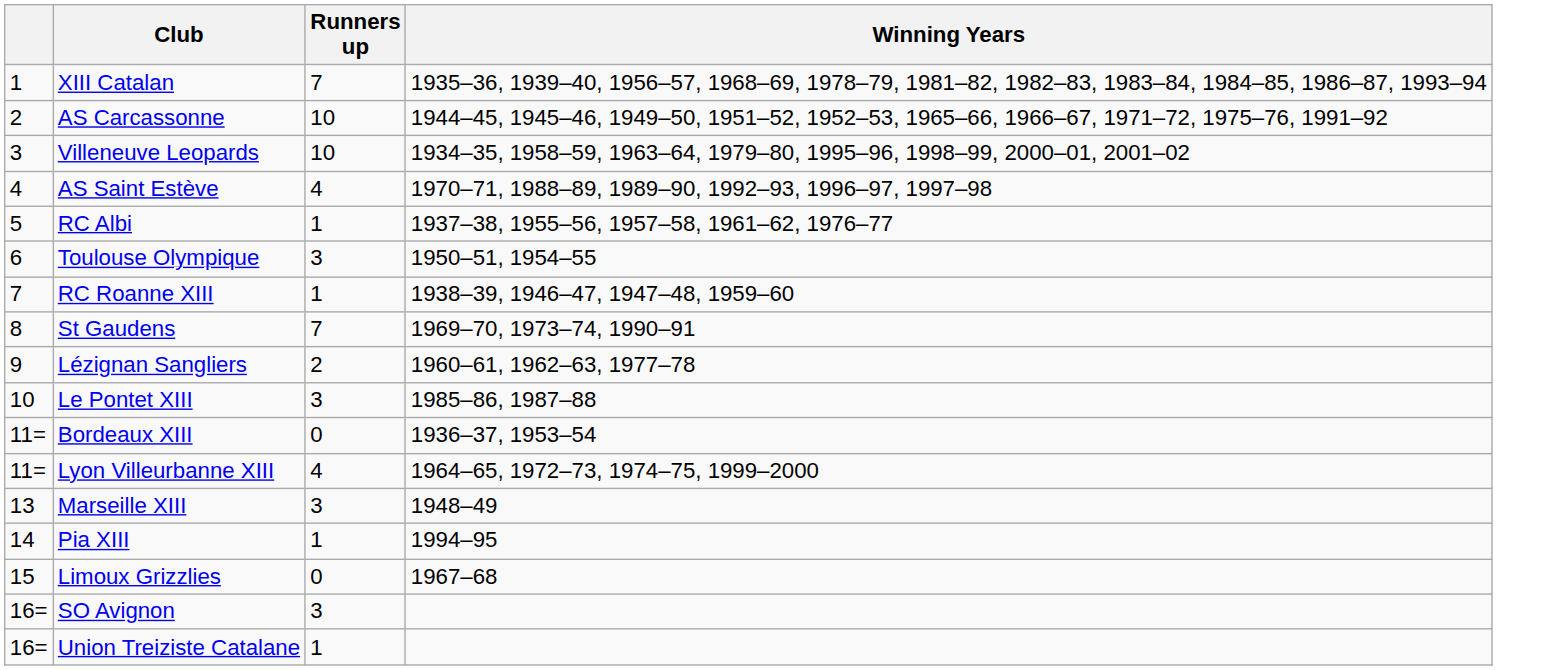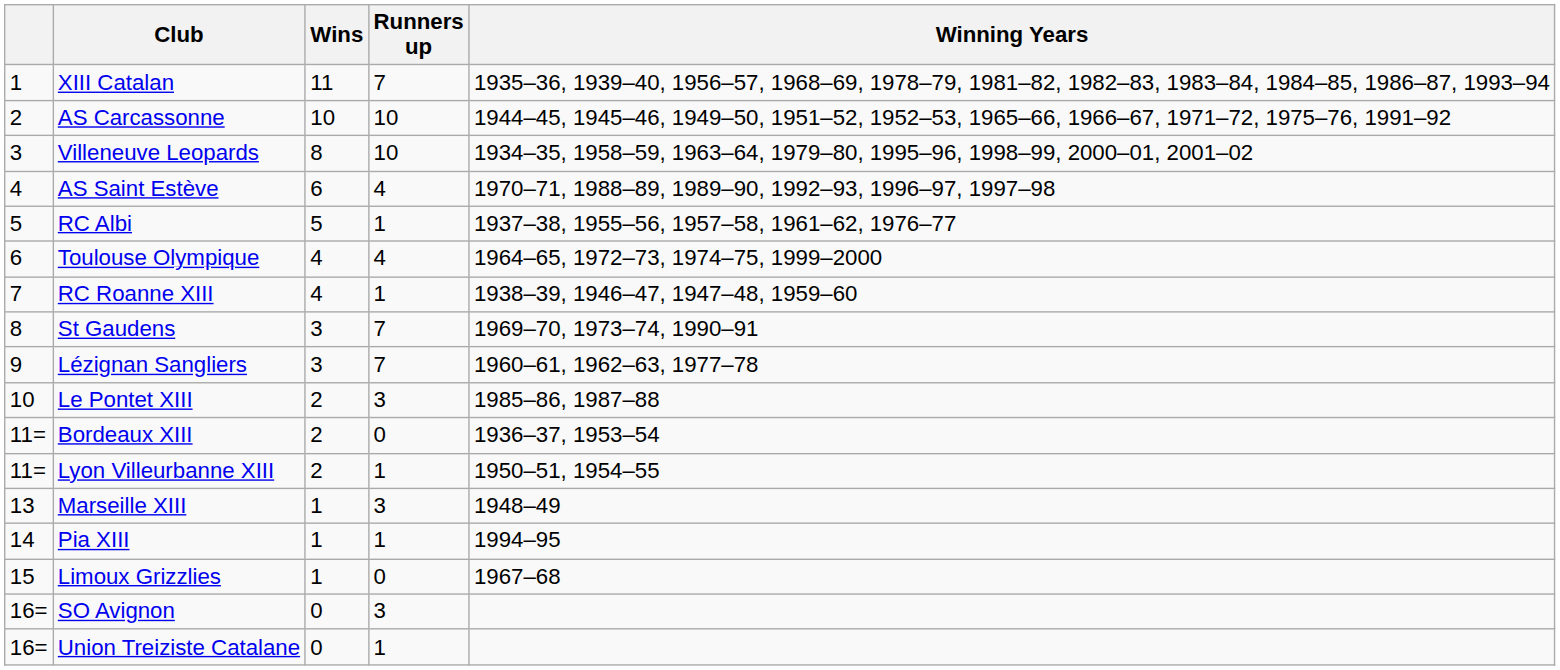+ column: (337, 34)
(317, 258) 3 -> (380, 258) 4
(504, 258) 1950–51, 1954–55 -> (678, 258) 1964–65, 1972–73, 1974–75, 1999–2000
(317, 364) 2 -> (380, 364) 7
(317, 470) 4 -> (380, 470) 1
(615, 470) 1964–65, 1972–73, 1974–75, 1999–2000 -> (567, 470) 1950–51, 1954–55
